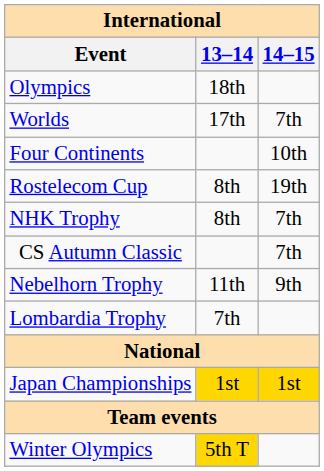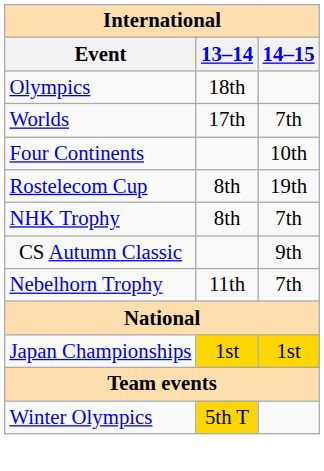(289, 251) 7th -> (289, 251) 9th
(289, 284) 9th -> (289, 284) 7th
- row: (88, 317)
